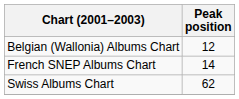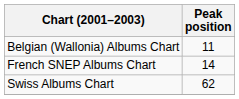(208, 46) 12 -> (208, 46) 11
